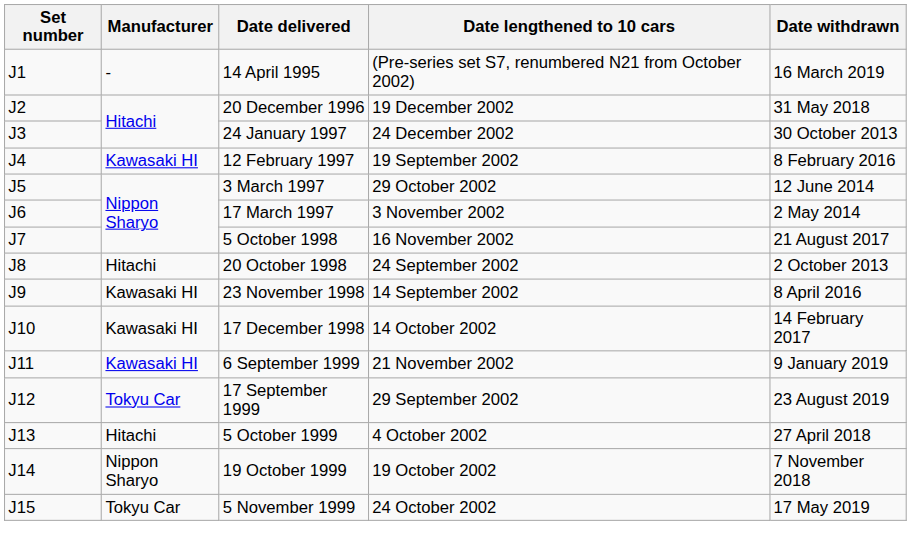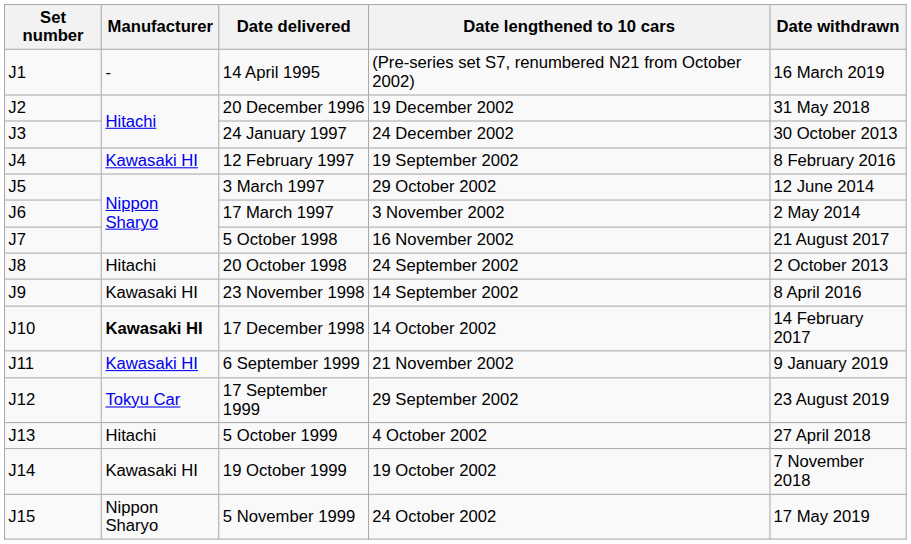(152, 328) normal -> (154, 328) bold
(132, 471) Nippon Sharyo -> (152, 471) Kawasaki HI
(143, 507) Tokyu Car -> (132, 516) Nippon Sharyo
